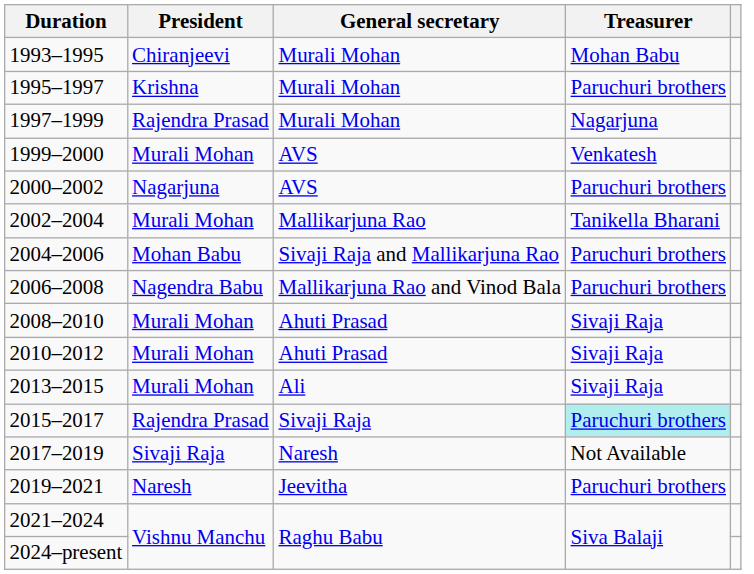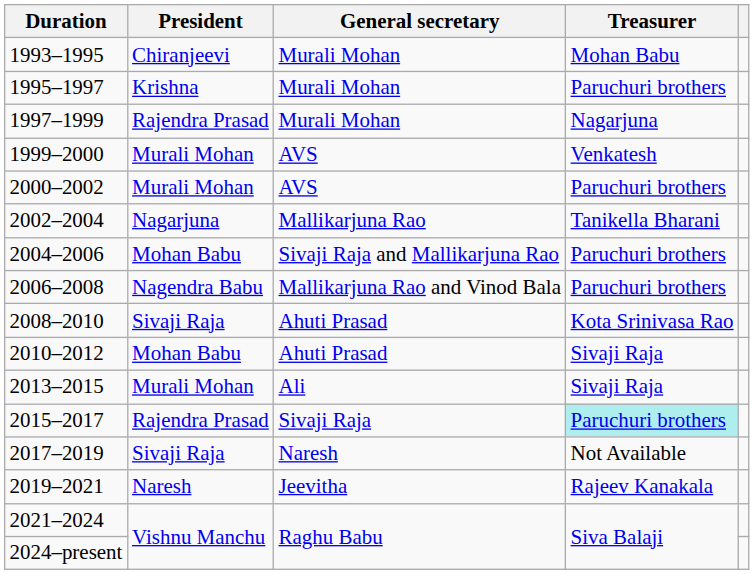(176, 187) Nagarjuna -> (193, 187) Murali Mohan
(193, 220) Murali Mohan -> (176, 220) Nagarjuna
(193, 320) Murali Mohan -> (178, 320) Sivaji Raja
(617, 320) Sivaji Raja -> (652, 320) Kota Srinivasa Rao
(193, 353) Murali Mohan -> (187, 353) Mohan Babu
(648, 486) Paruchuri brothers -> (642, 486) Rajeev Kanakala
